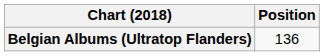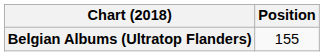(287, 39) 136 -> (287, 39) 155
